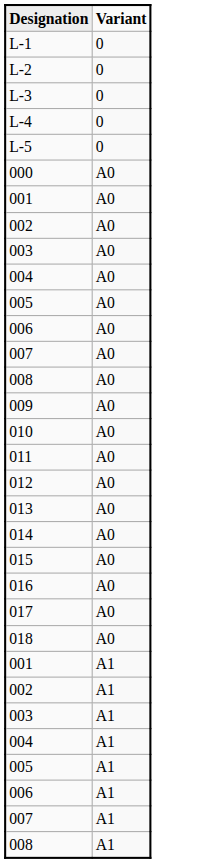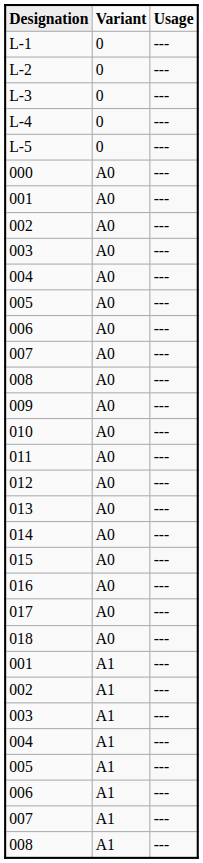+ column: (174, 18)
